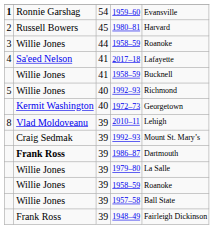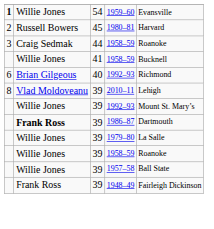(48, 12) Ronnie Garshag -> (41, 12) Willie Jones
(41, 43) Willie Jones -> (44, 43) Craig Sedmak
- row: (103, 59)
(9, 91) 5 -> (9, 75) 6
(41, 91) Willie Jones -> (46, 75) Brian Gilgeous
- row: (103, 106)
(44, 138) Craig Sedmak -> (41, 106) Willie Jones
